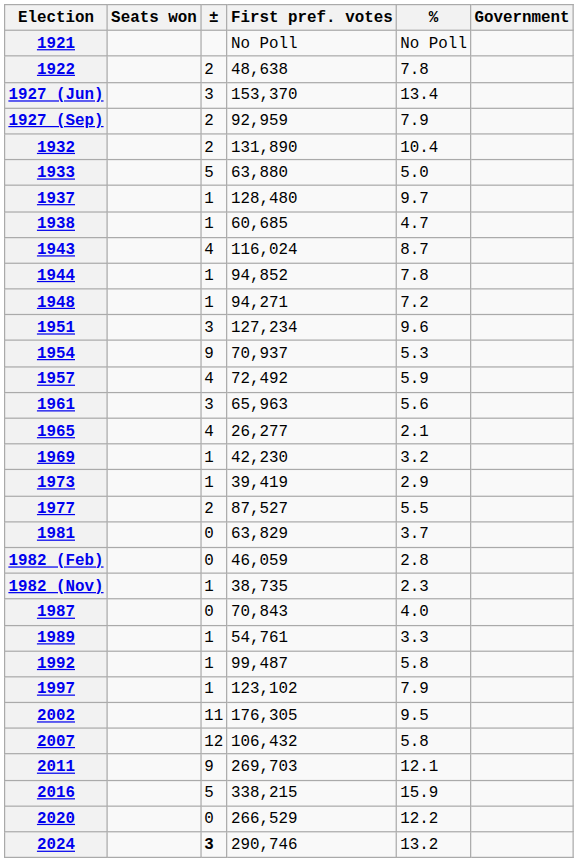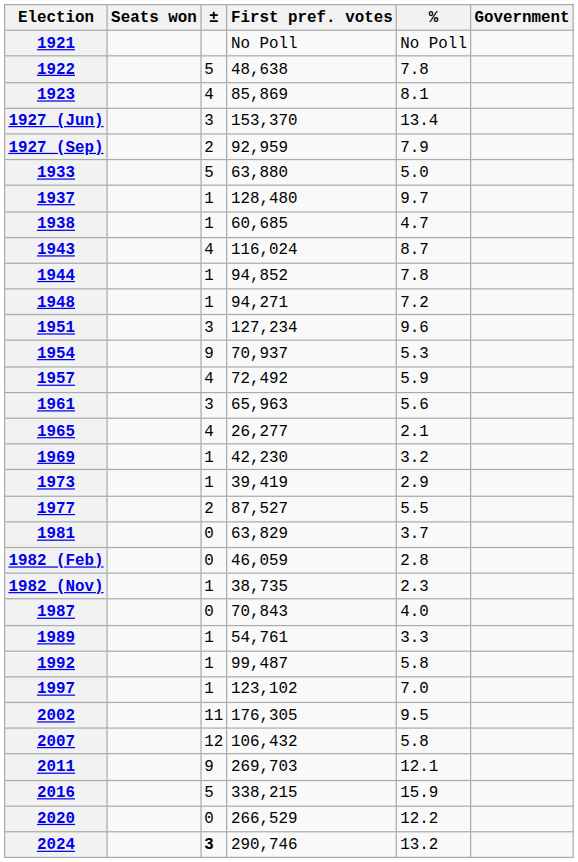(209, 69) 2 -> (209, 69) 5
+ row: (56, 95)
- row: (56, 147)
(415, 690) 7.9 -> (415, 690) 7.0
